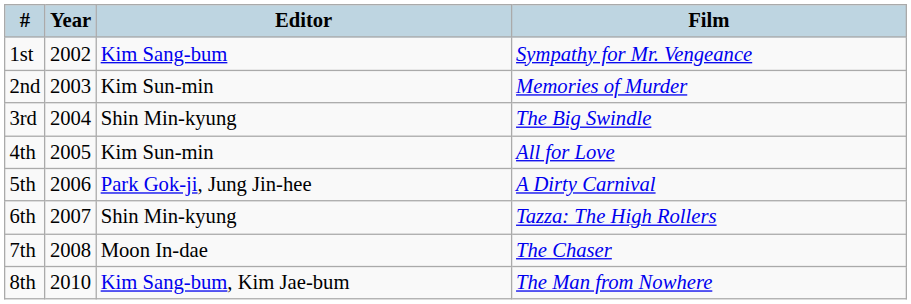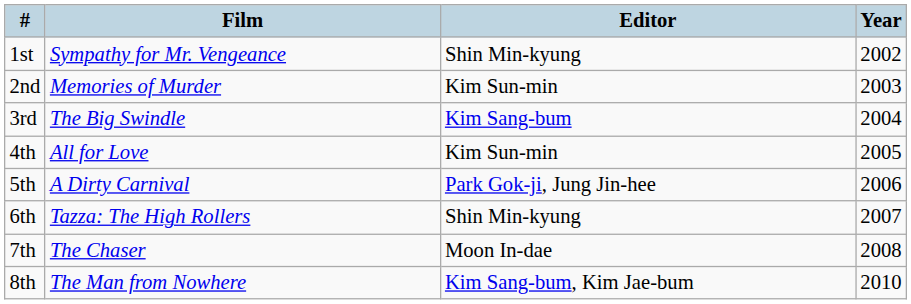columns swapped: (71, 20) <-> (709, 20)
(164, 53) Kim Sang-bum -> (513, 53) Shin Min-kyung
(169, 119) Shin Min-kyung -> (508, 119) Kim Sang-bum
